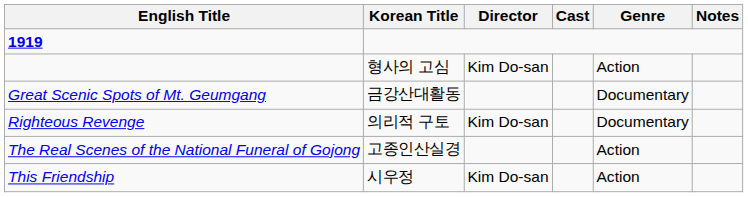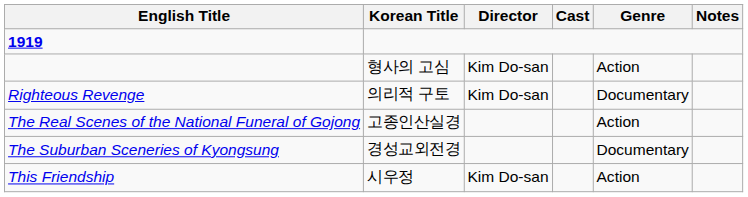- row: (137, 95)
+ row: (144, 150)
